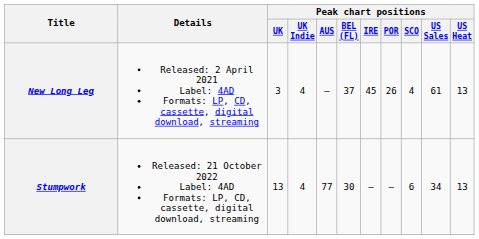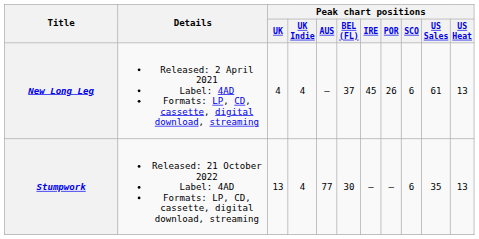(278, 91) 3 -> (278, 91) 4
(412, 91) 4 -> (412, 91) 6
(436, 187) 34 -> (436, 187) 35
